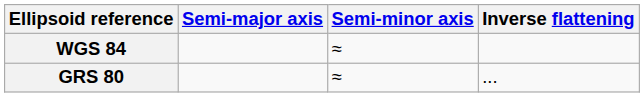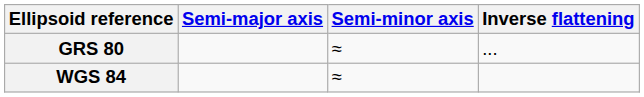rows swapped: (91, 77) <-> (91, 48)
